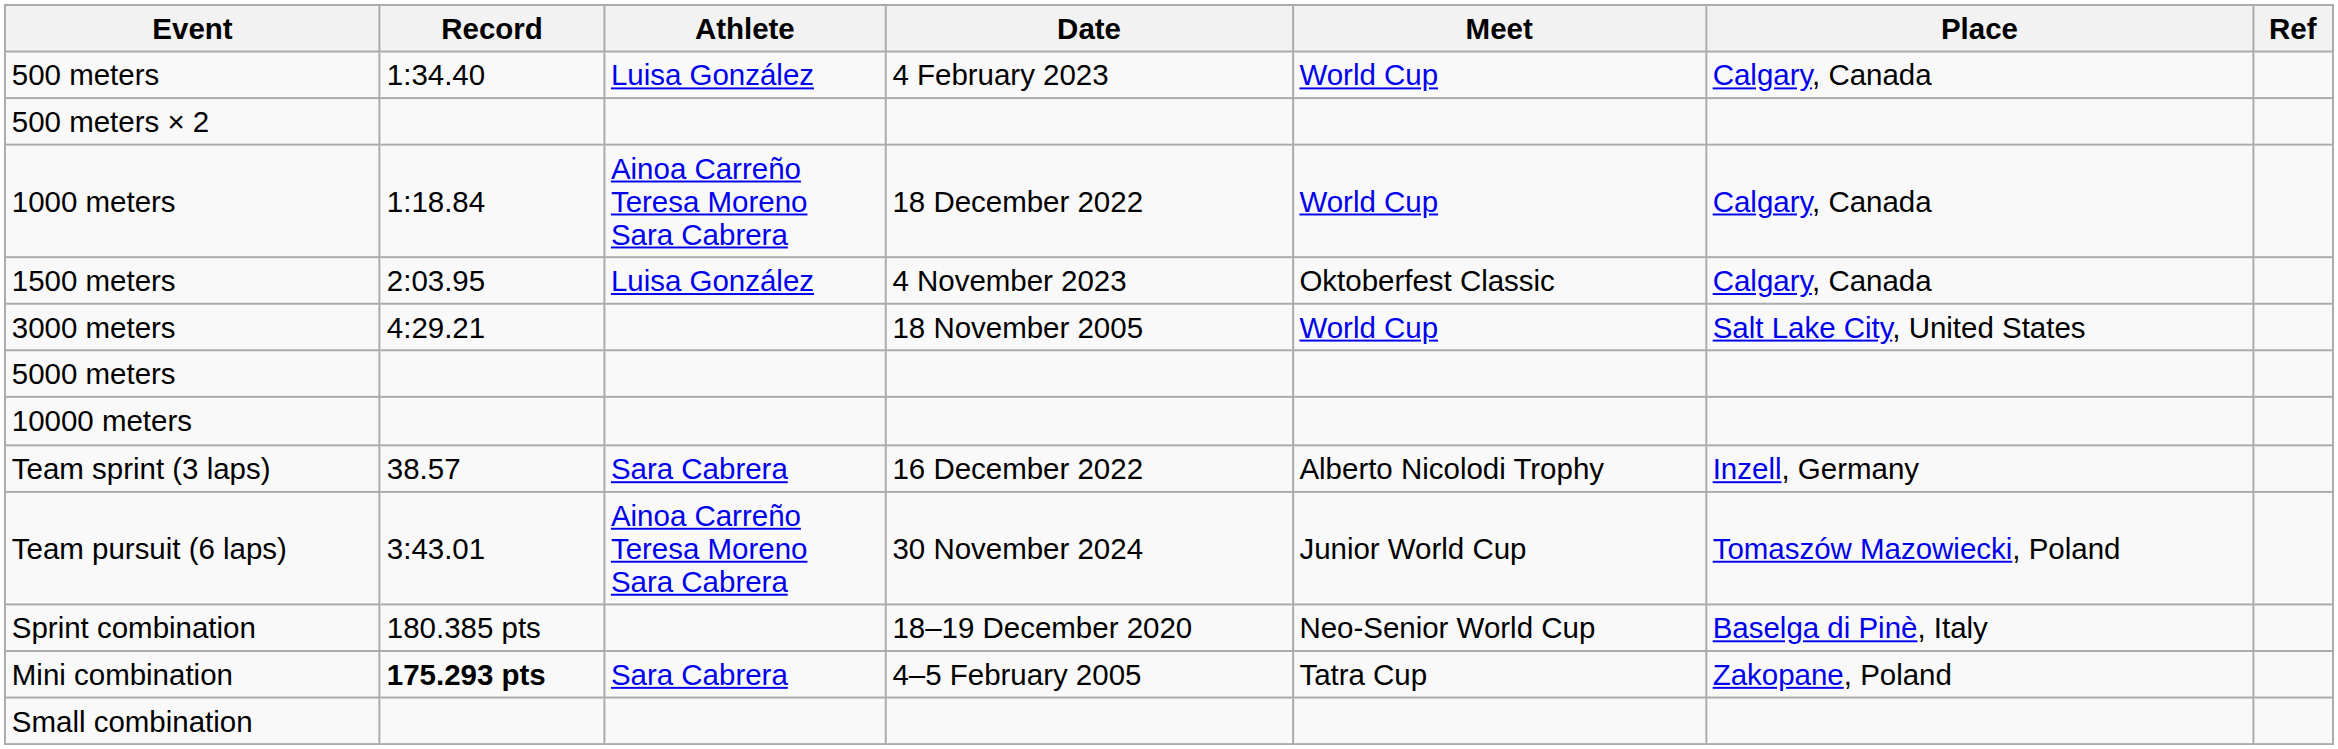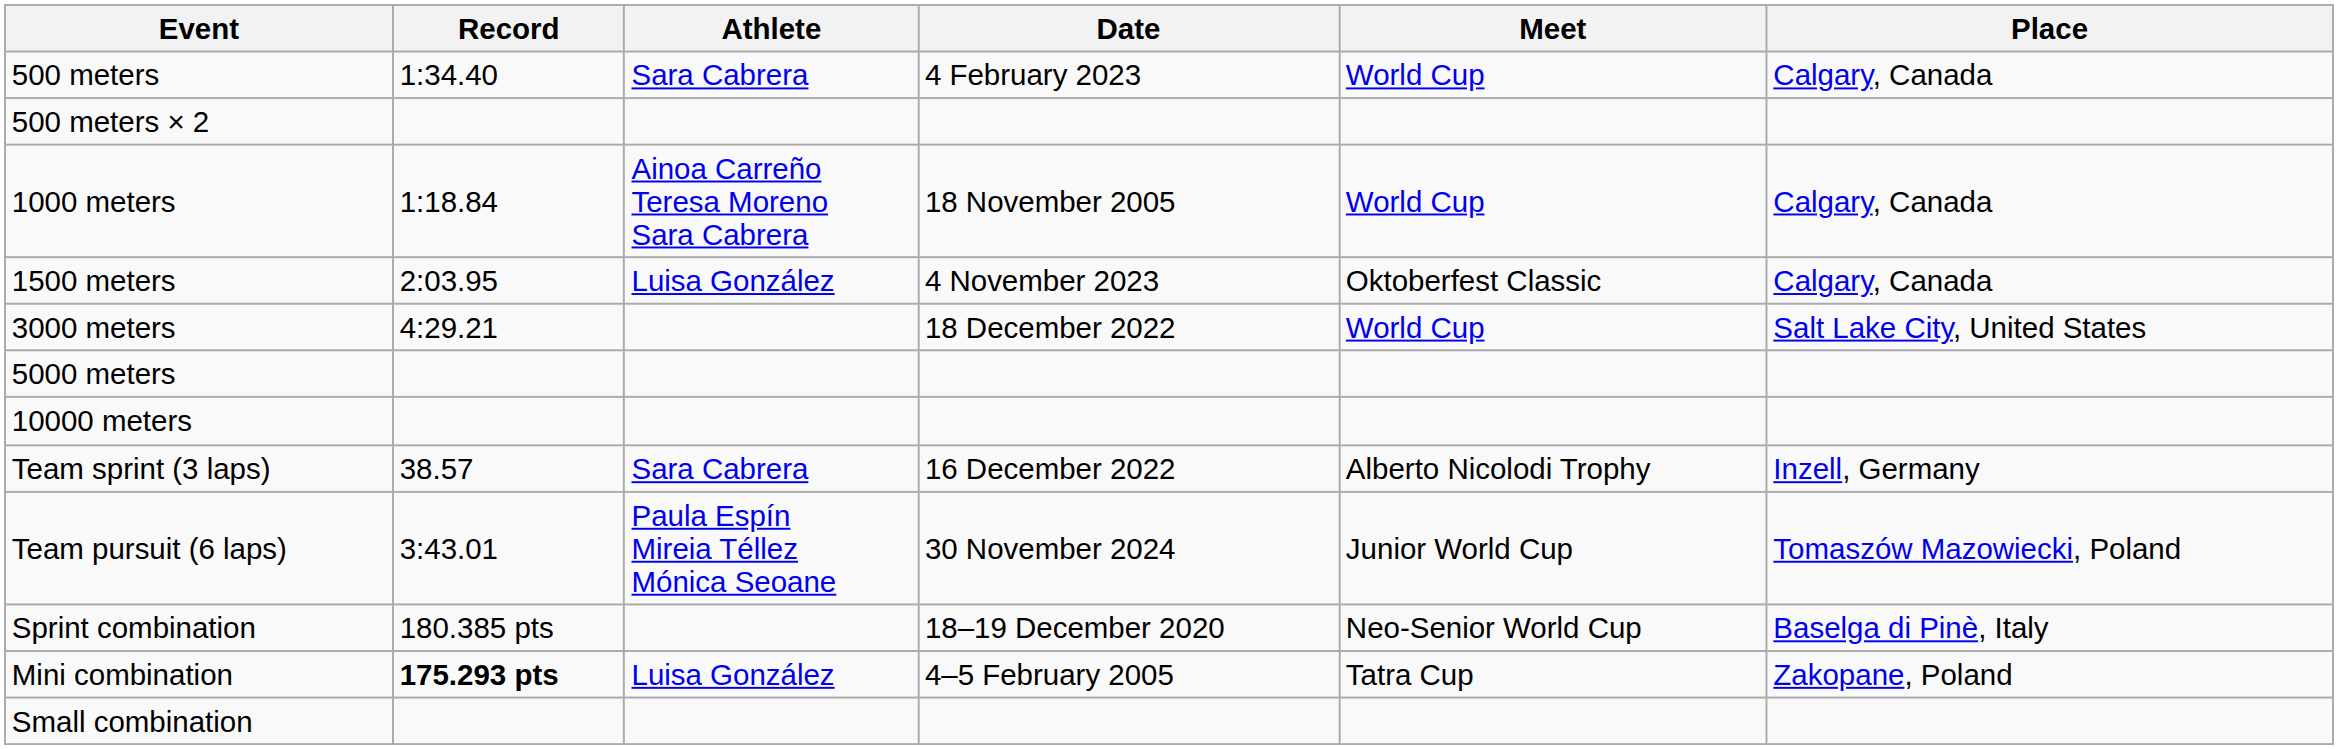- column: (2293, 28)
(712, 75) Luisa González -> (720, 75) Sara Cabrera
(1018, 202) 18 December 2022 -> (1050, 202) 18 November 2005
(1018, 328) 18 November 2005 -> (1050, 328) 18 December 2022
(709, 548) Ainoa Carreño Teresa Moreno Sara Cabrera -> (734, 548) Paula Espín Mireia Téllez Mónica Seoane
(699, 674) Sara Cabrera -> (733, 674) Luisa González
